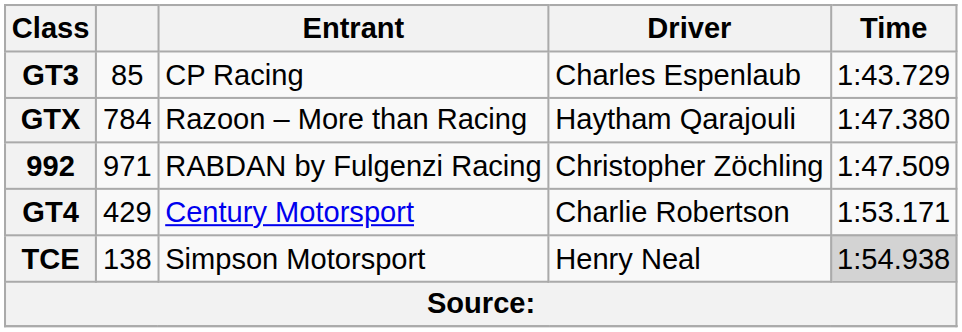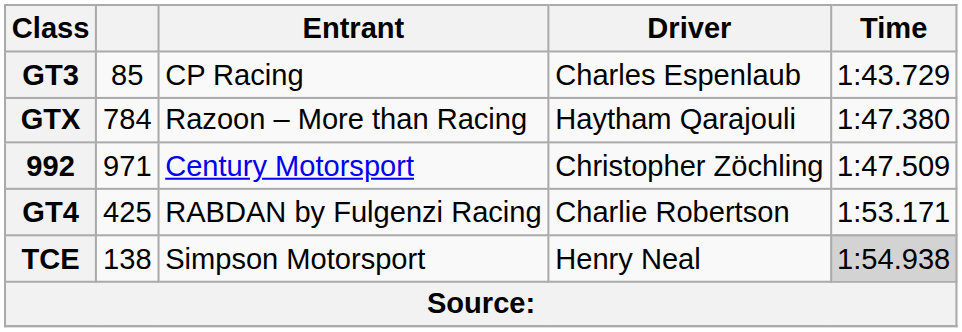(353, 166) RABDAN by Fulgenzi Racing -> (290, 166) Century Motorsport
(127, 212) 429 -> (127, 212) 425
(290, 212) Century Motorsport -> (353, 212) RABDAN by Fulgenzi Racing
